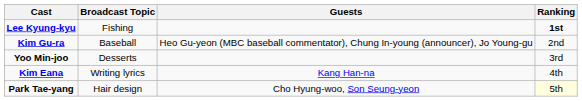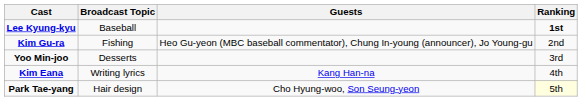(118, 28) Fishing -> (118, 28) Baseball
(118, 43) Baseball -> (118, 43) Fishing
